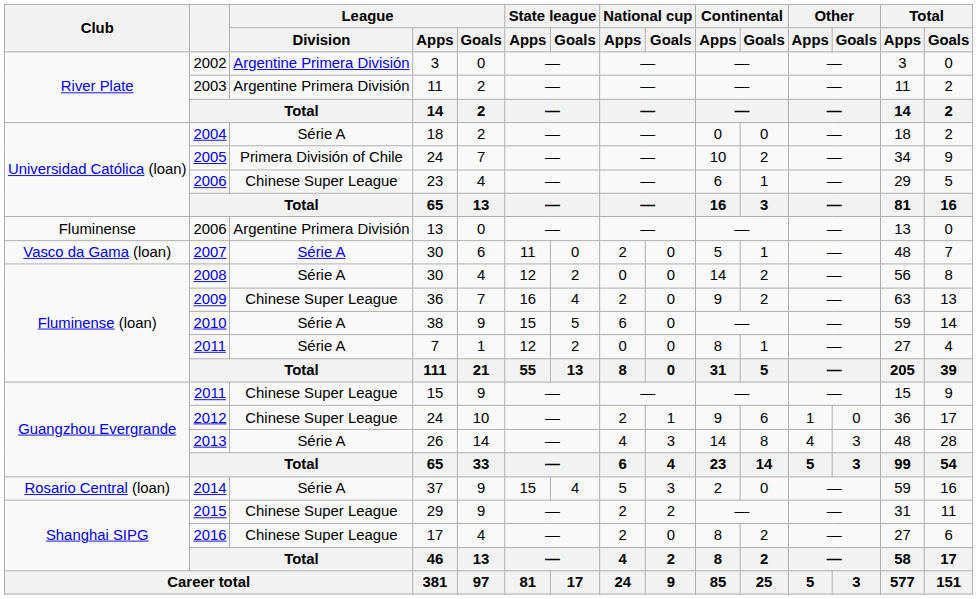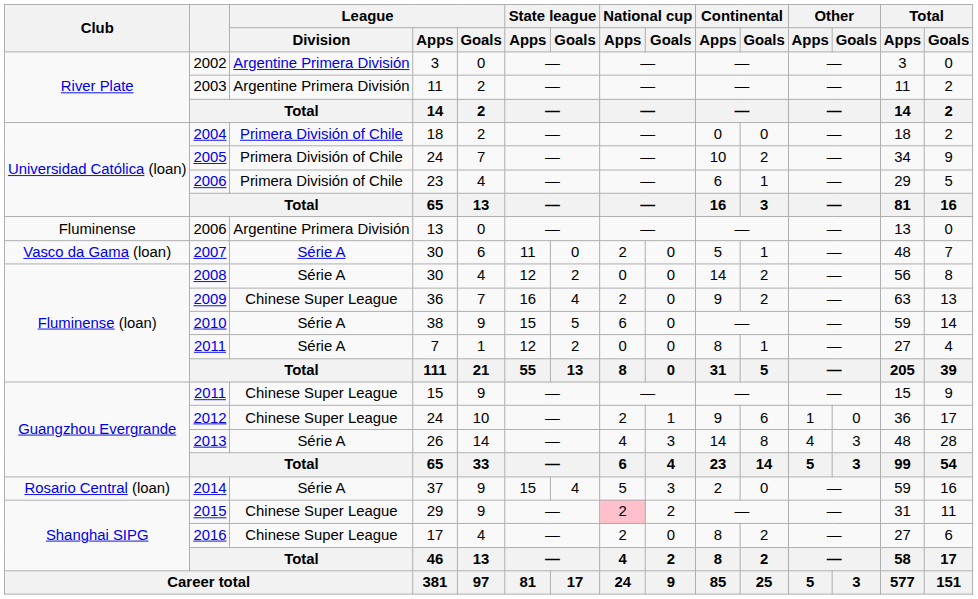(321, 134) Série A -> (321, 134) Primera División of Chile
(321, 181) Chinese Super League -> (321, 181) Primera División of Chile
(623, 511) no background -> (623, 511) pink background
